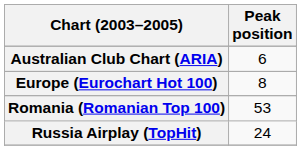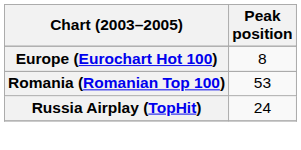- row: (117, 58)
